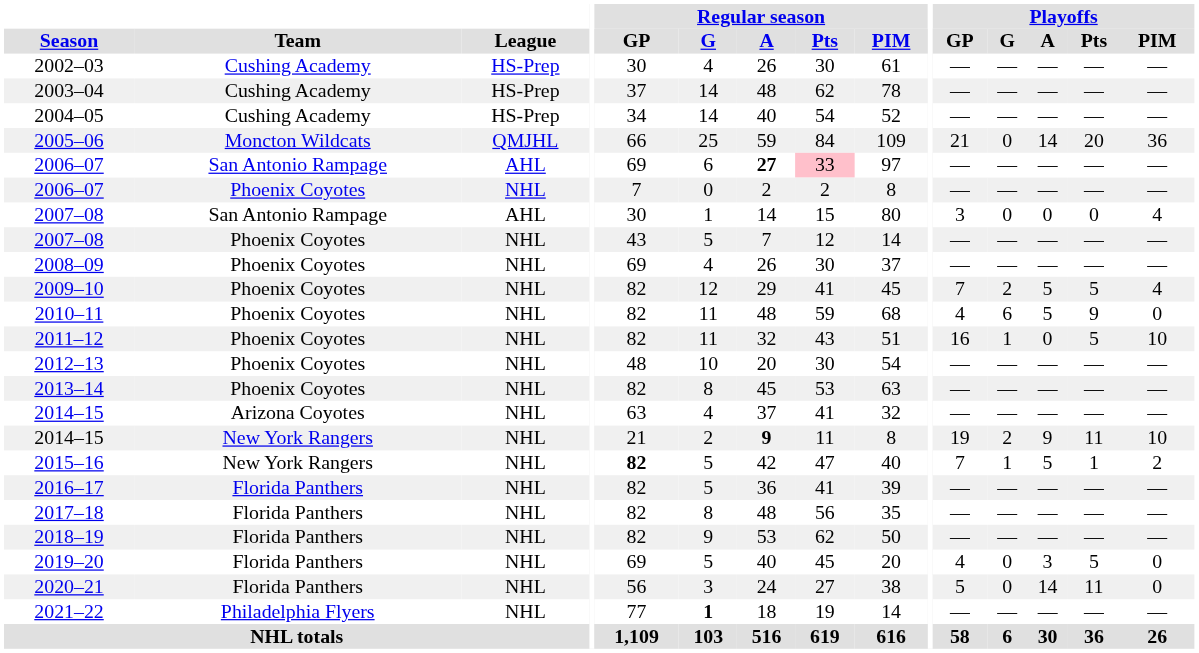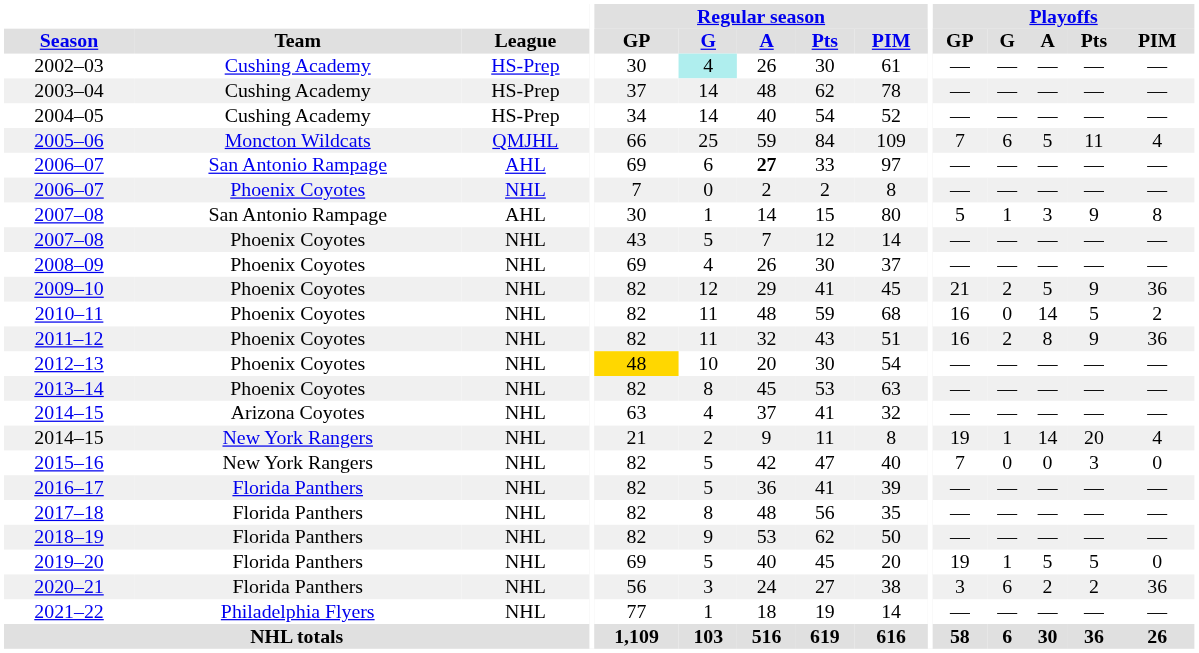(708, 65) no background -> (708, 65) paleturquoise background
(960, 140) 21 -> (960, 140) 7
(1007, 140) 0 -> (1007, 140) 6
(1048, 140) 14 -> (1048, 140) 5
(1094, 140) 20 -> (1094, 140) 11
(1157, 140) 36 -> (1157, 140) 4
(825, 165) pink background -> (825, 165) no background
(960, 214) 3 -> (960, 214) 5
(1007, 214) 0 -> (1007, 214) 1
(1048, 214) 0 -> (1048, 214) 3
(1094, 214) 0 -> (1094, 214) 9
(1157, 214) 4 -> (1157, 214) 8
(960, 289) 7 -> (960, 289) 21
(1094, 289) 5 -> (1094, 289) 9
(1157, 289) 4 -> (1157, 289) 36
(960, 313) 4 -> (960, 313) 16
(1007, 313) 6 -> (1007, 313) 0
(1048, 313) 5 -> (1048, 313) 14
(1094, 313) 9 -> (1094, 313) 5
(1157, 313) 0 -> (1157, 313) 2
(1007, 338) 1 -> (1007, 338) 2
(1048, 338) 0 -> (1048, 338) 8
(1094, 338) 5 -> (1094, 338) 9
(1157, 338) 10 -> (1157, 338) 36
(637, 363) no background -> (637, 363) gold background
(767, 437) bold -> (767, 437) normal
(1007, 437) 2 -> (1007, 437) 1
(1048, 437) 9 -> (1048, 437) 14
(1094, 437) 11 -> (1094, 437) 20
(1157, 437) 10 -> (1157, 437) 4
(637, 462) bold -> (637, 462) normal
(1007, 462) 1 -> (1007, 462) 0
(1048, 462) 5 -> (1048, 462) 0
(1094, 462) 1 -> (1094, 462) 3
(1157, 462) 2 -> (1157, 462) 0
(960, 561) 4 -> (960, 561) 19
(1007, 561) 0 -> (1007, 561) 1
(1048, 561) 3 -> (1048, 561) 5
(960, 586) 5 -> (960, 586) 3
(1007, 586) 0 -> (1007, 586) 6
(1048, 586) 14 -> (1048, 586) 2
(1094, 586) 11 -> (1094, 586) 2
(1157, 586) 0 -> (1157, 586) 36
(708, 611) bold -> (708, 611) normal
